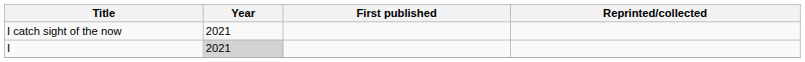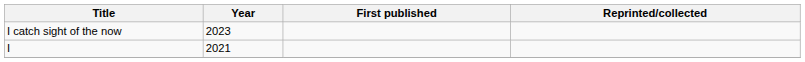(218, 31) 2021 -> (218, 31) 2023
(218, 48) lightgrey background -> (218, 48) no background
